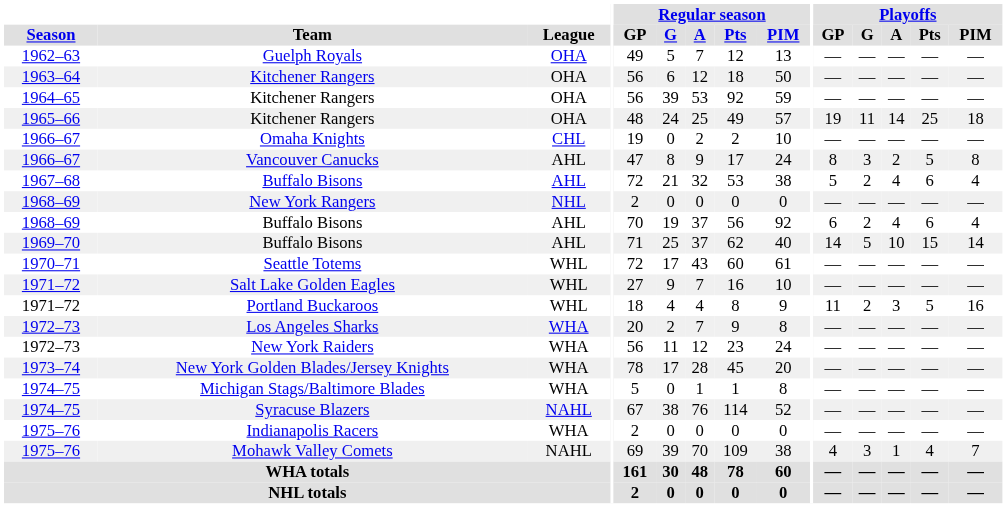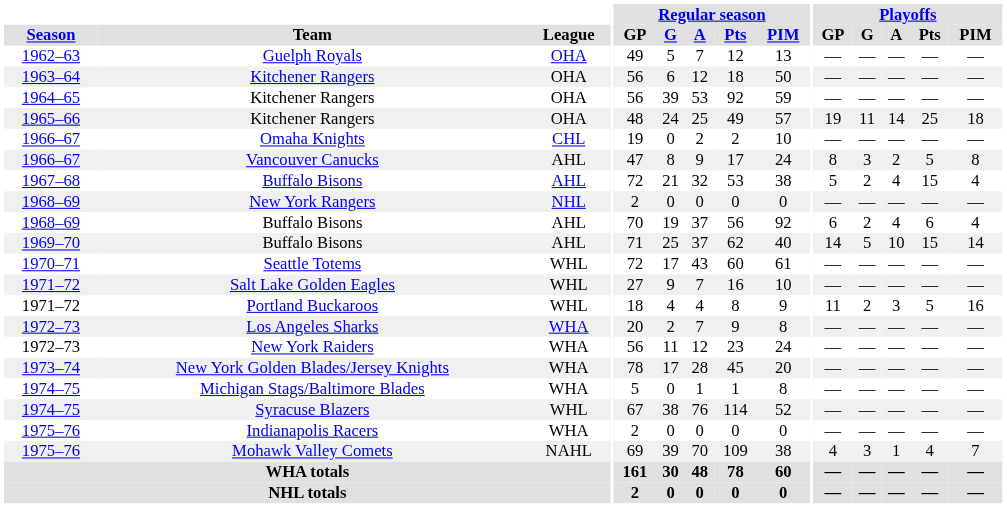(930, 180) 6 -> (930, 180) 15
(569, 409) NAHL -> (569, 409) WHL
